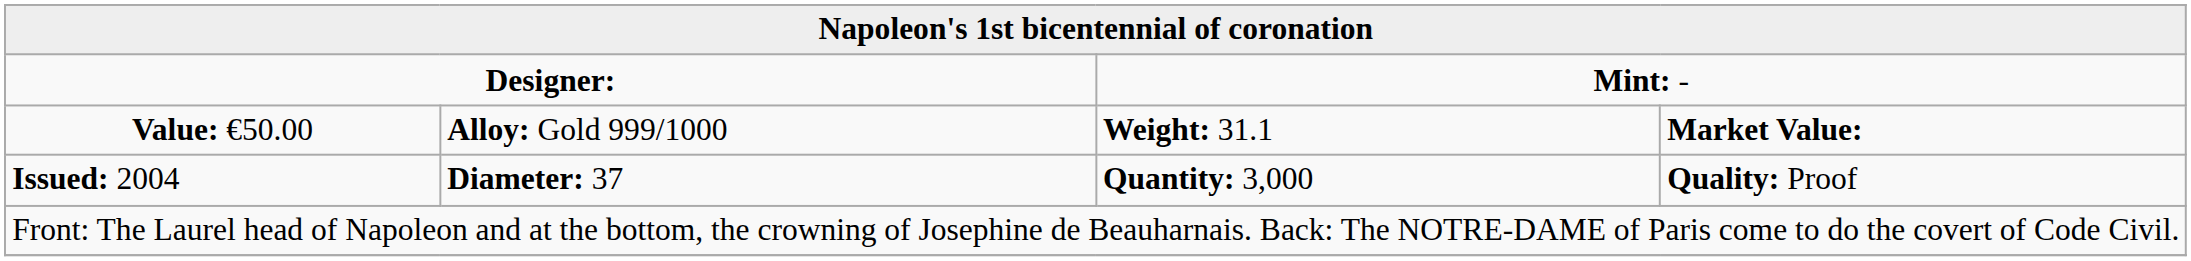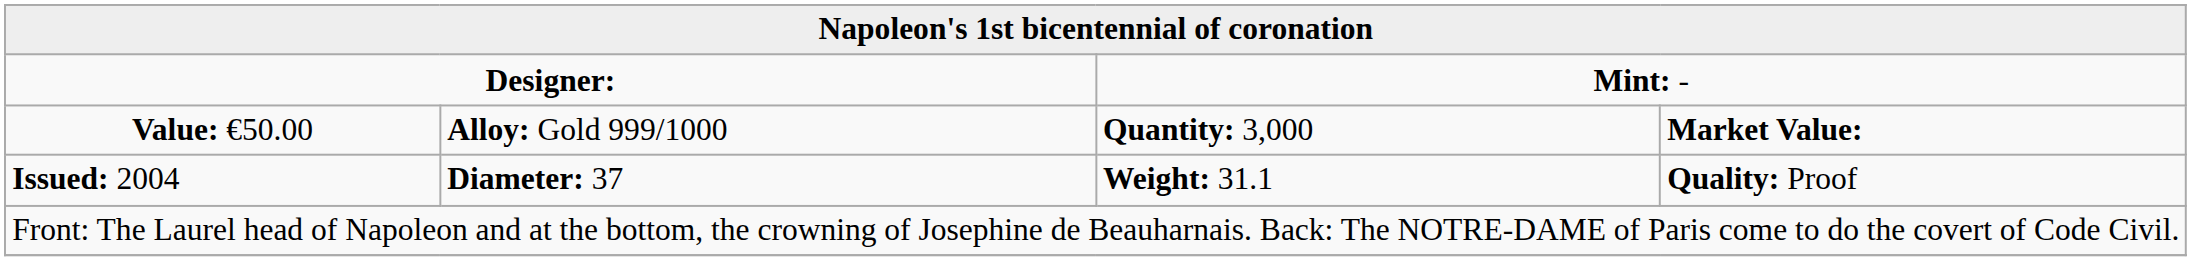(1188, 129) Weight: 31.1 -> (1208, 129) Quantity: 3,000
(1208, 179) Quantity: 3,000 -> (1188, 179) Weight: 31.1
